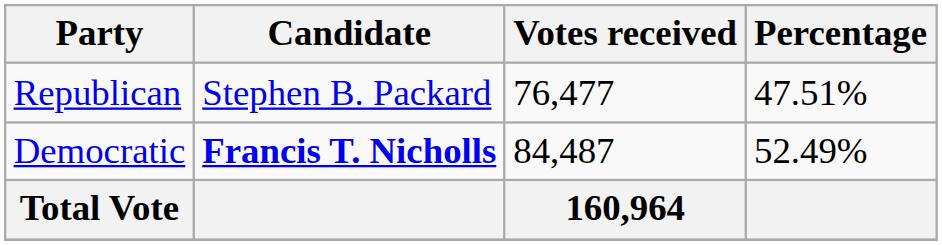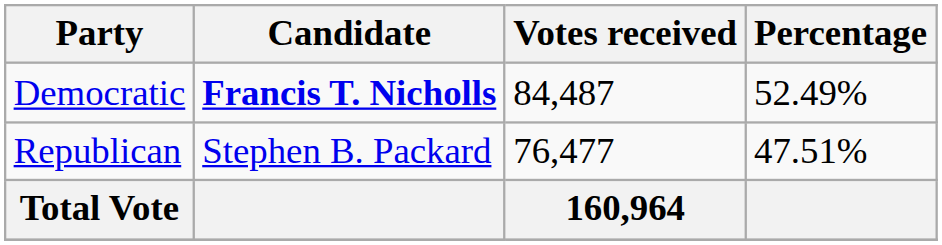rows swapped: (99, 150) <-> (97, 92)
